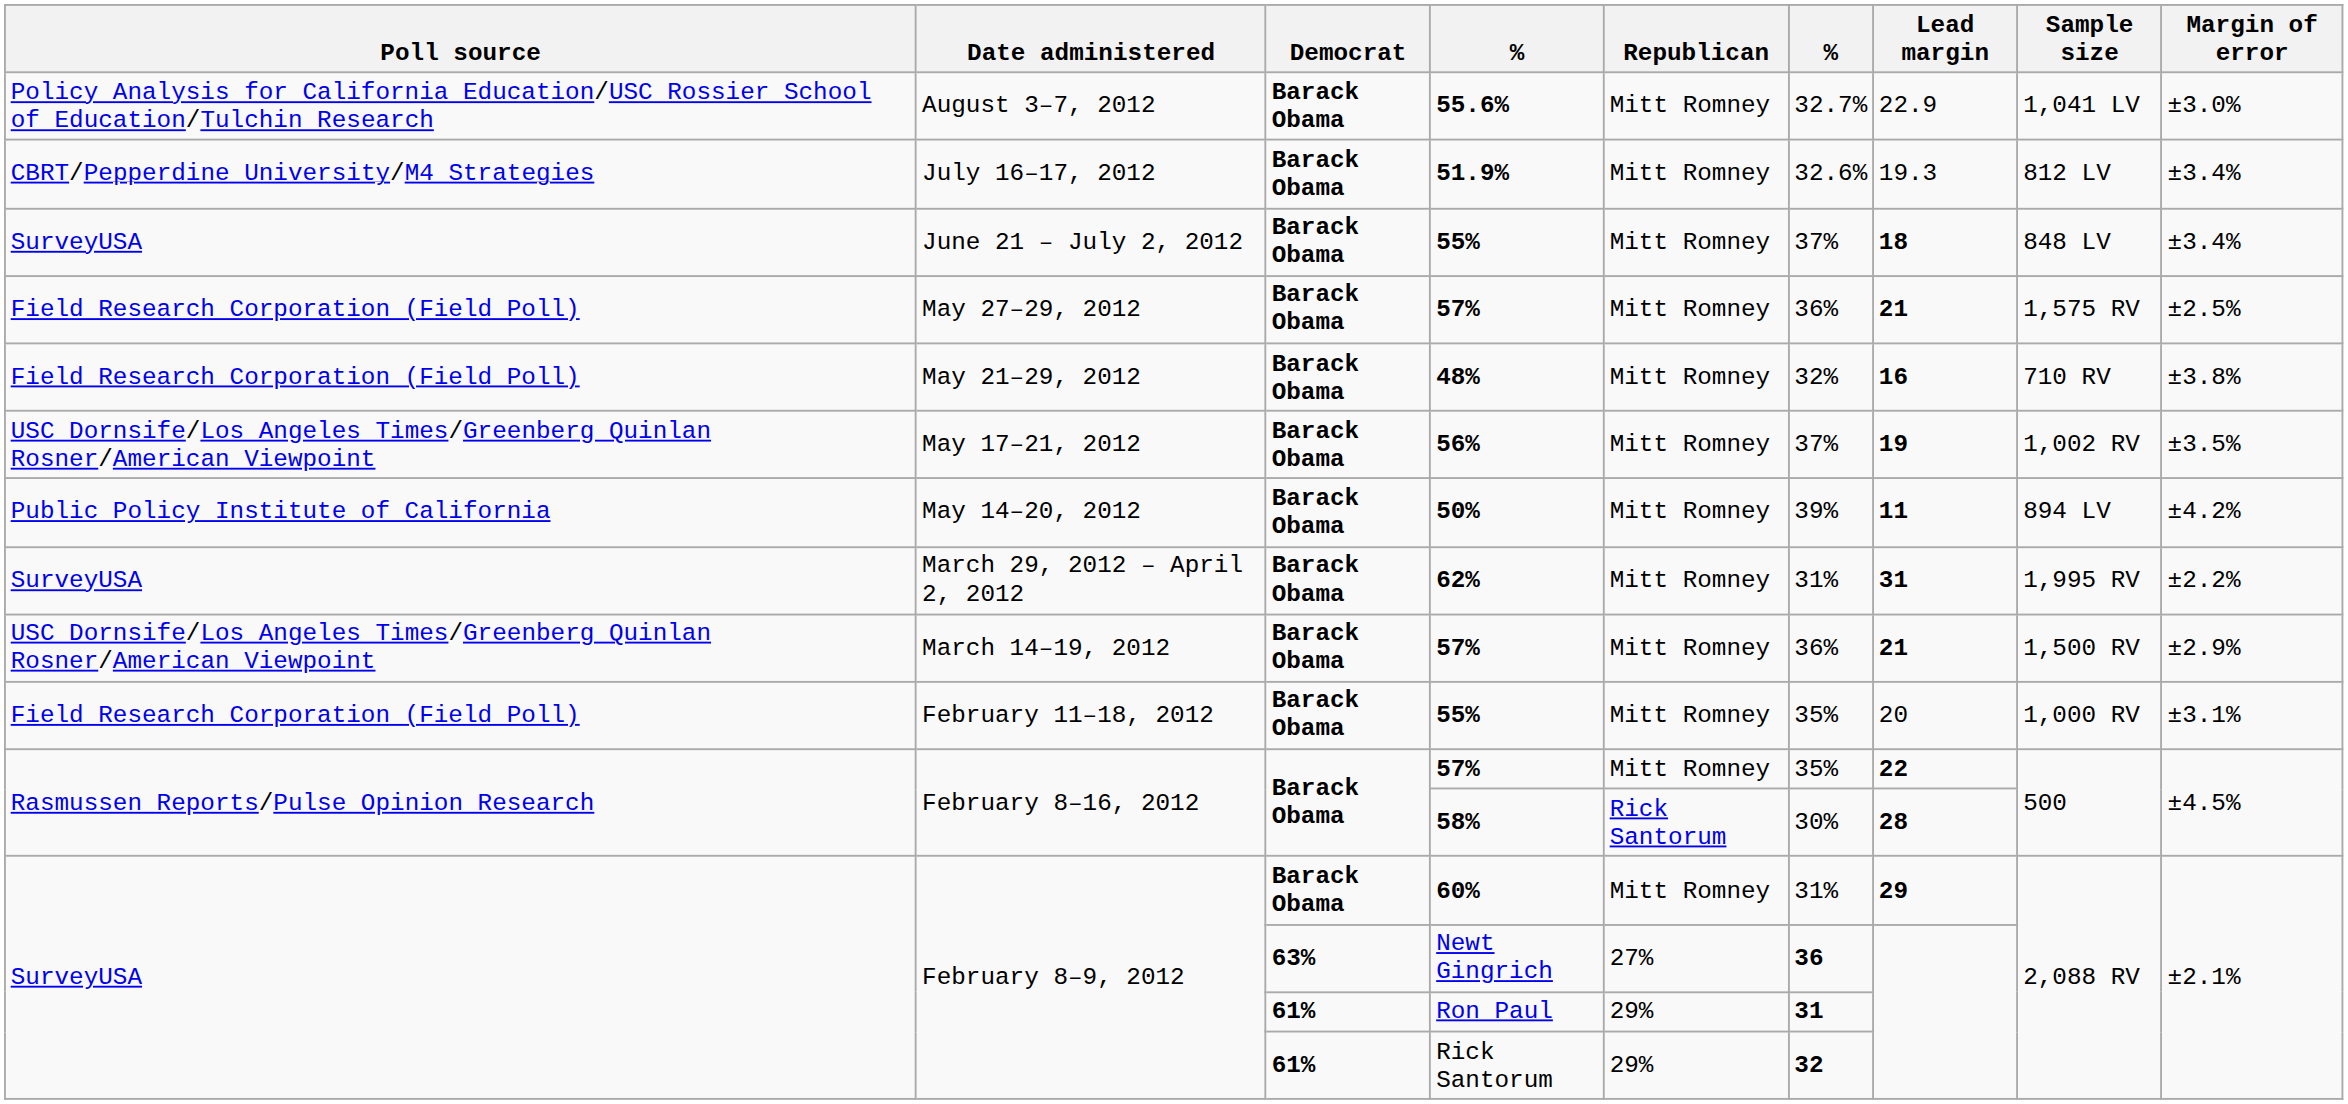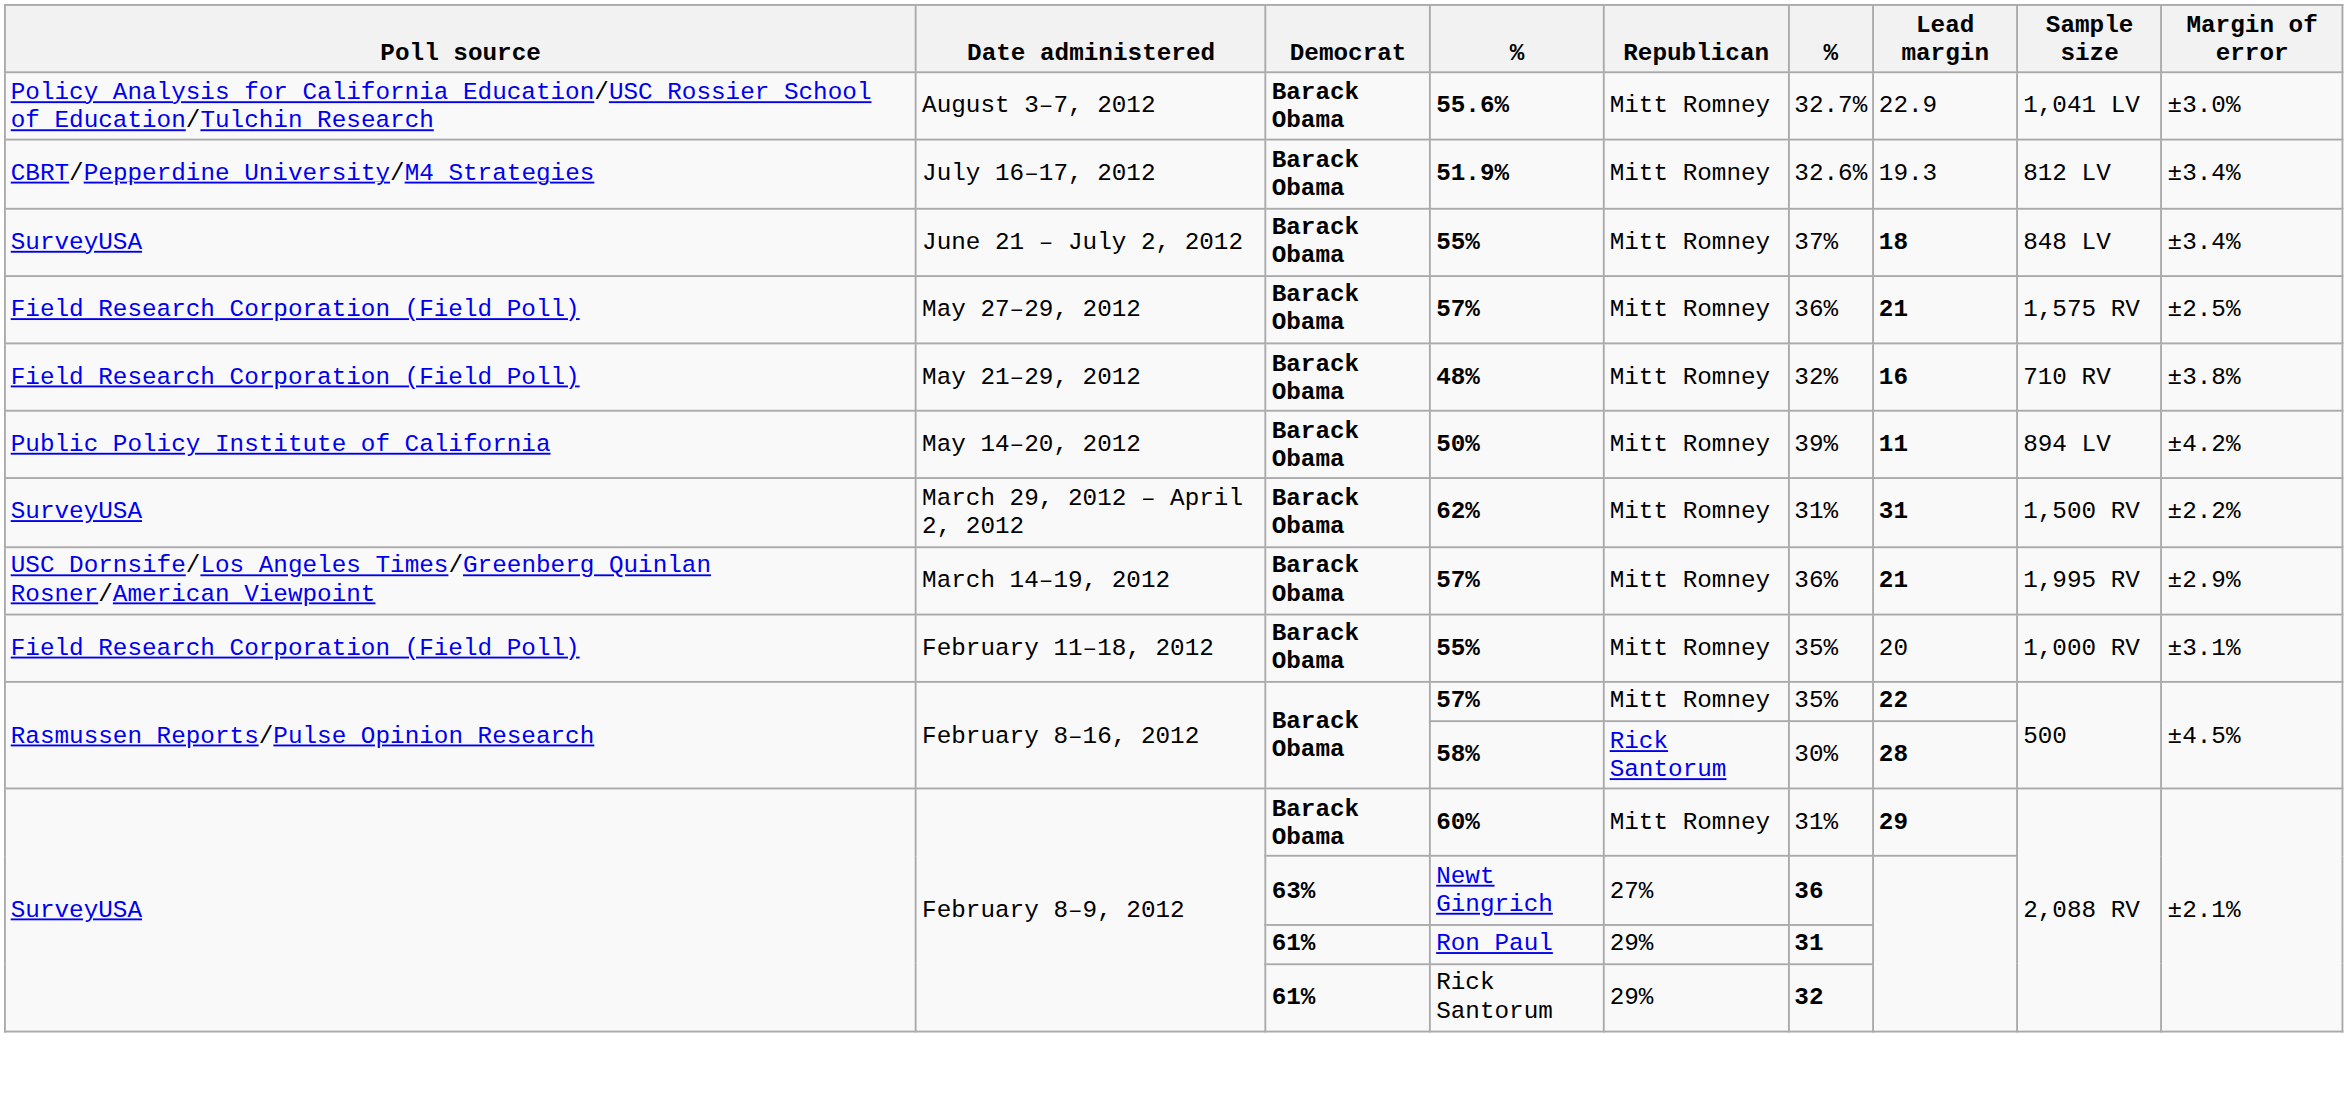- row: (1032, 445)
(2082, 580) 1,995 RV -> (2082, 512) 1,500 RV
(2082, 648) 1,500 RV -> (2082, 580) 1,995 RV
